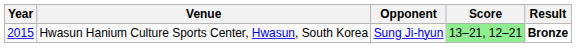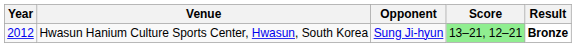(21, 33) 2015 -> (21, 33) 2012
